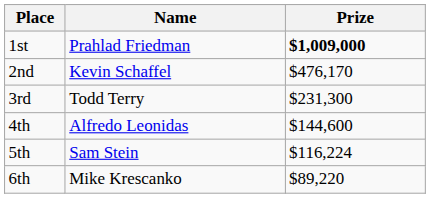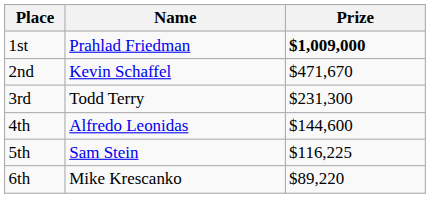(321, 71) $476,170 -> (321, 71) $471,670
(321, 152) $116,224 -> (321, 152) $116,225
